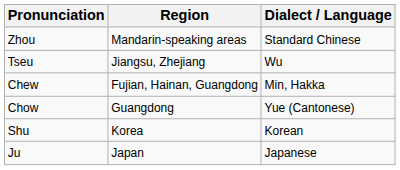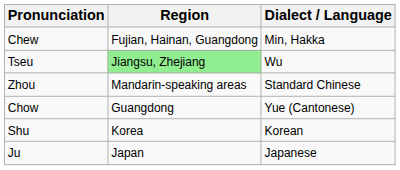rows swapped: (21, 39) <-> (23, 85)
(158, 62) no background -> (158, 62) lightgreen background
